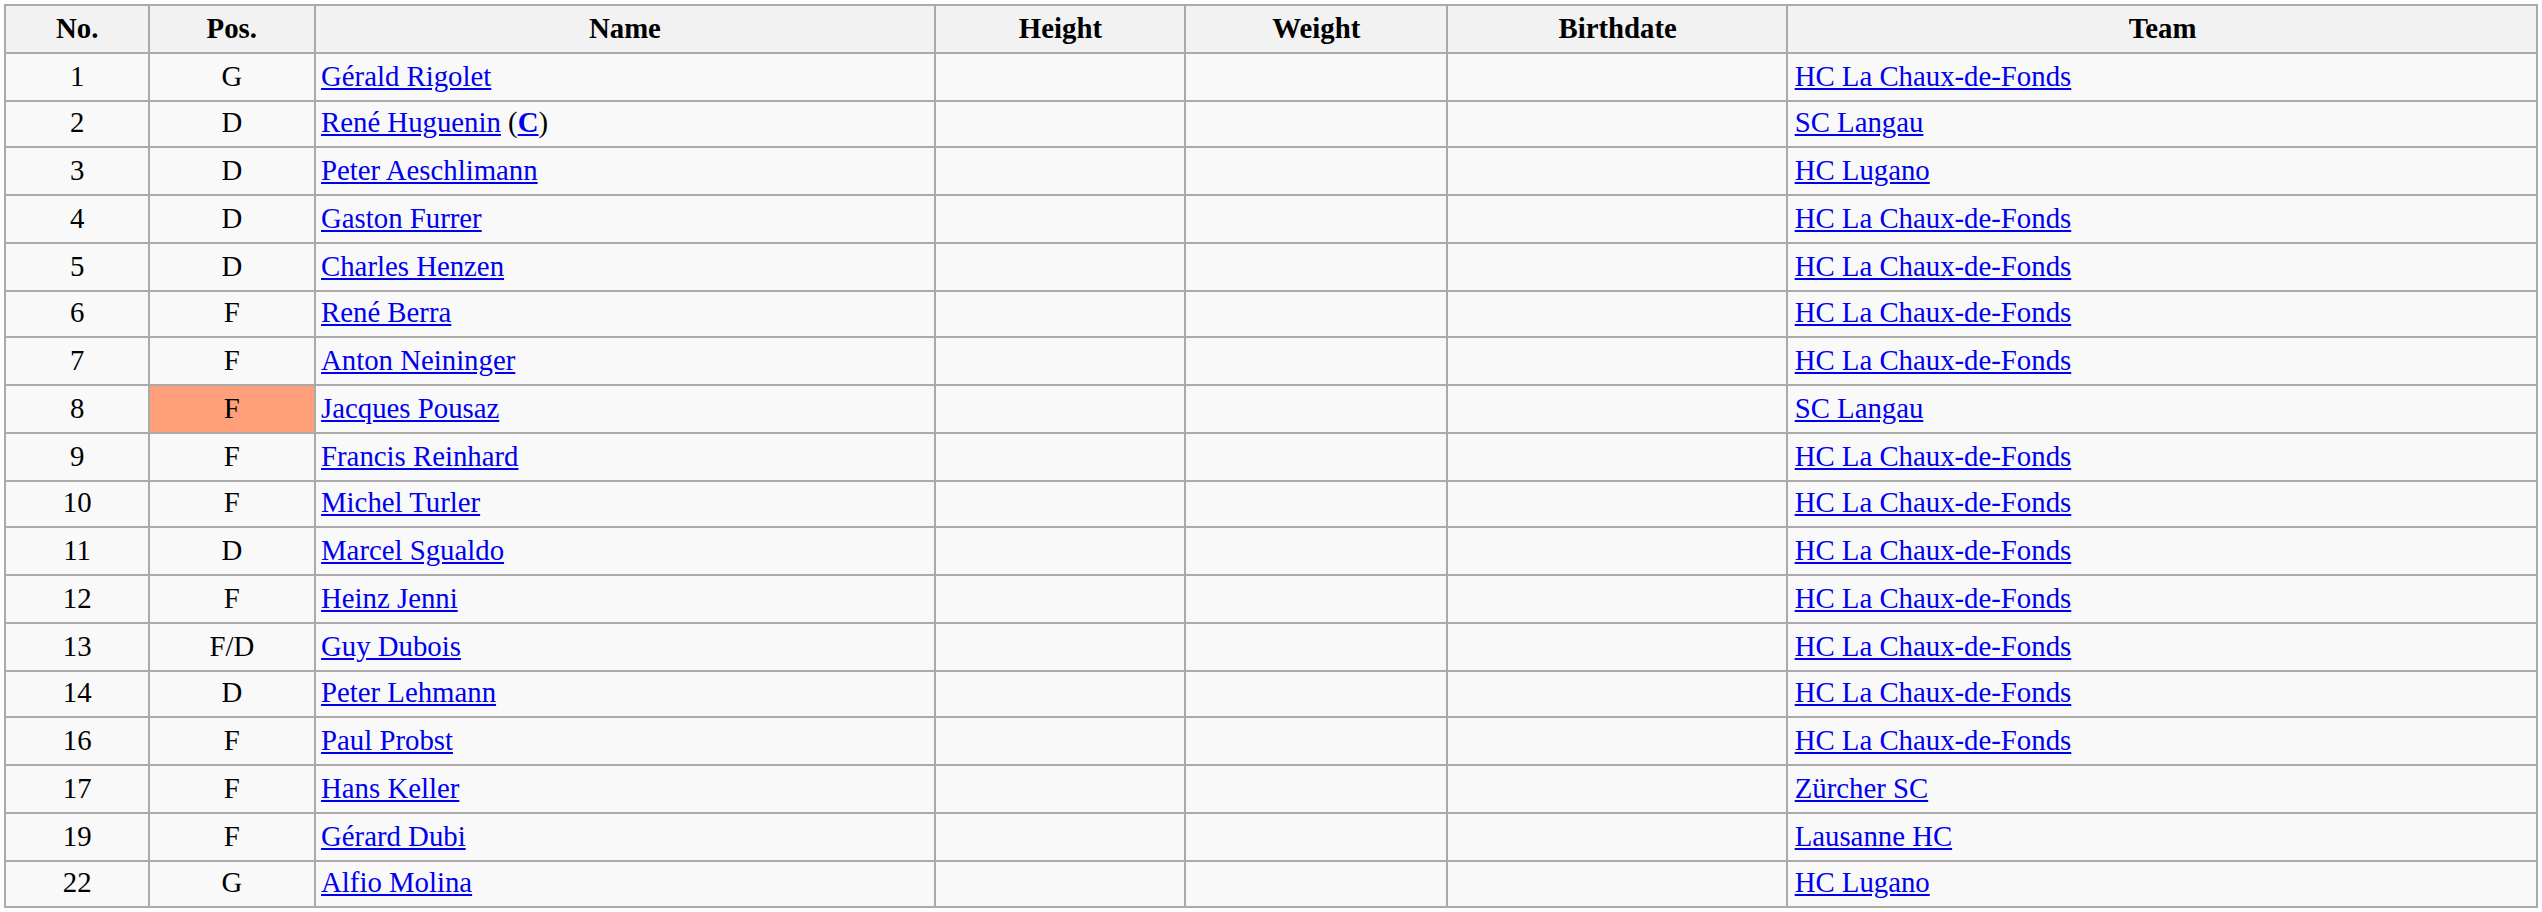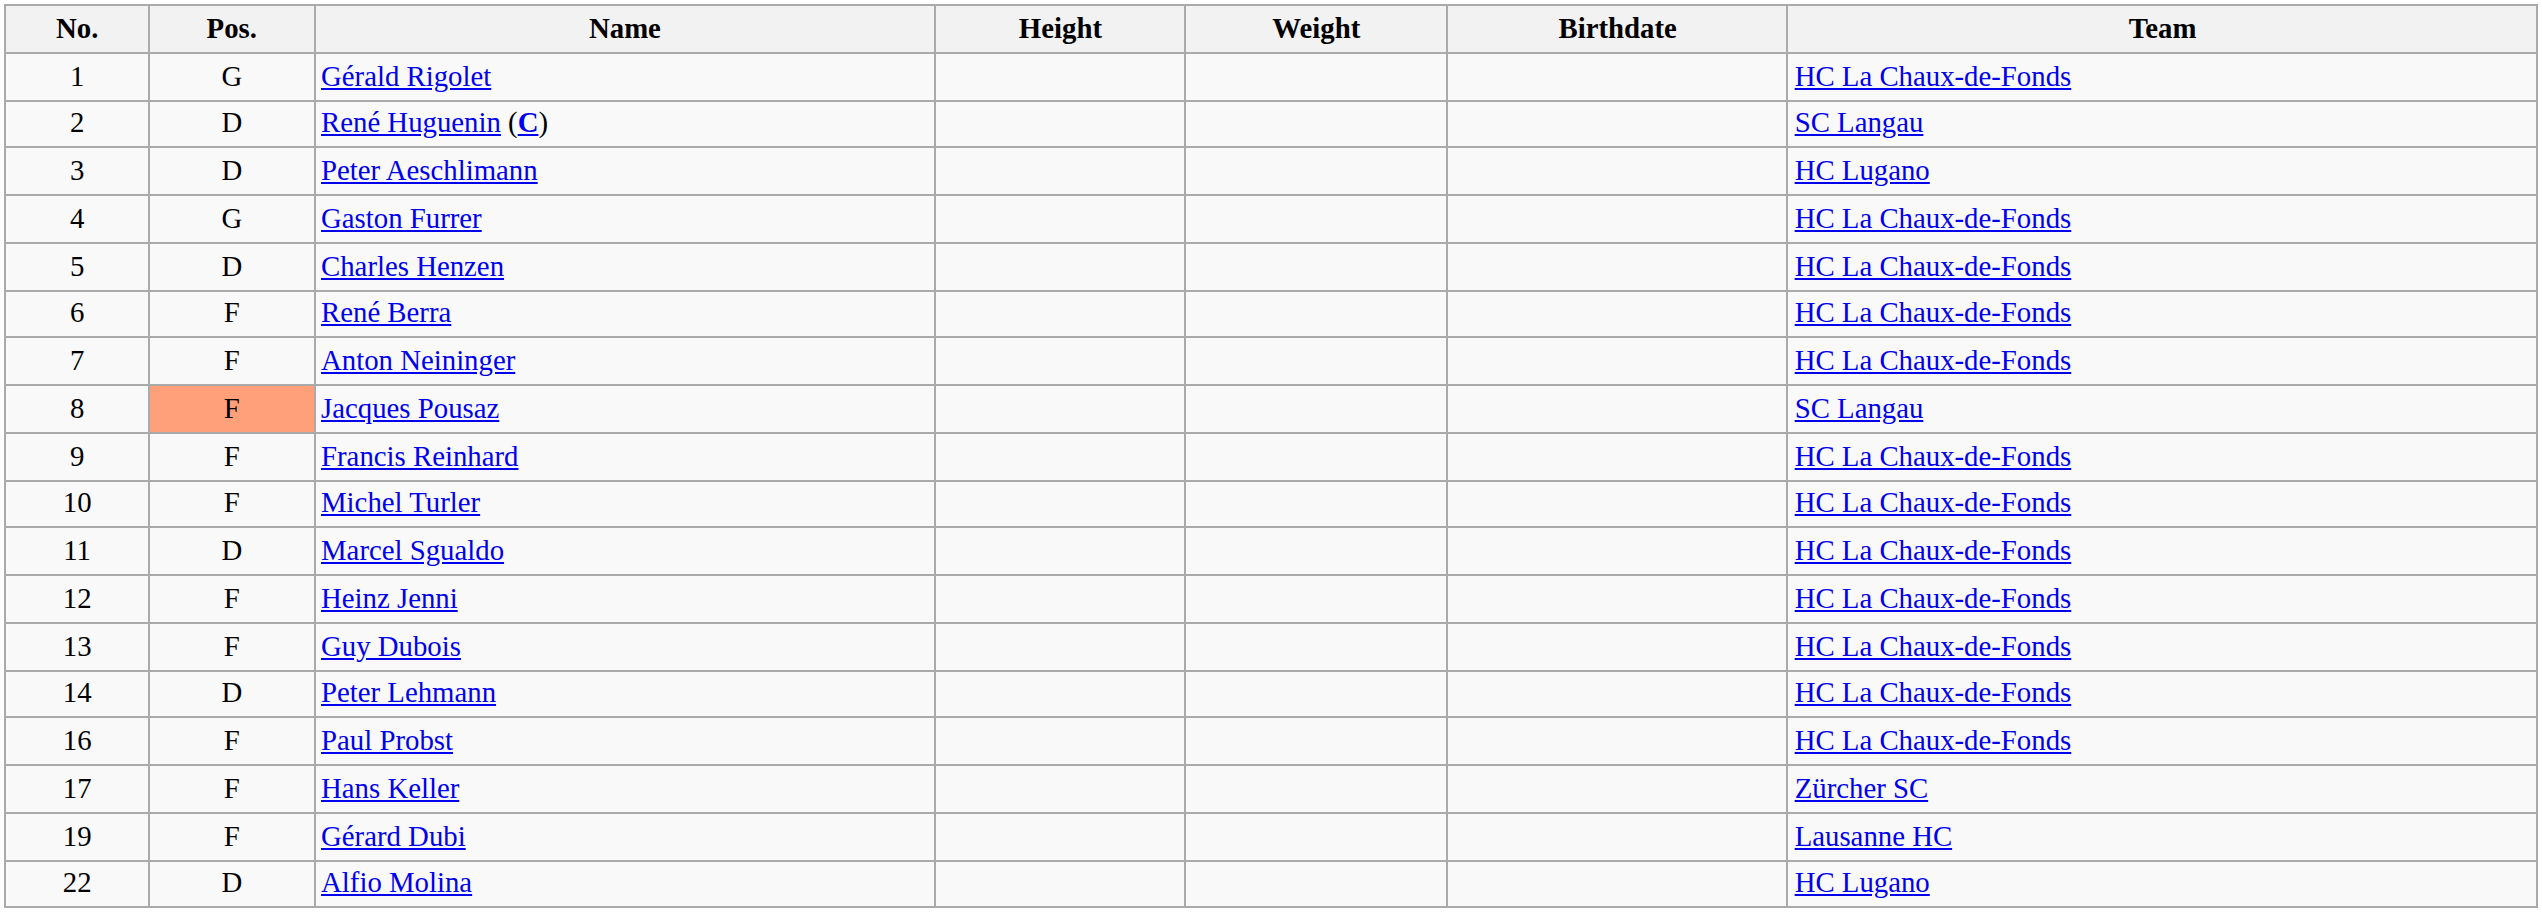(232, 218) D -> (232, 218) G
(232, 646) F/D -> (232, 646) F
(232, 883) G -> (232, 883) D
